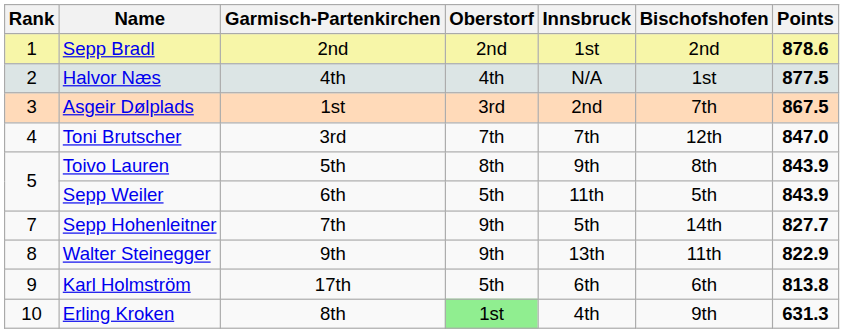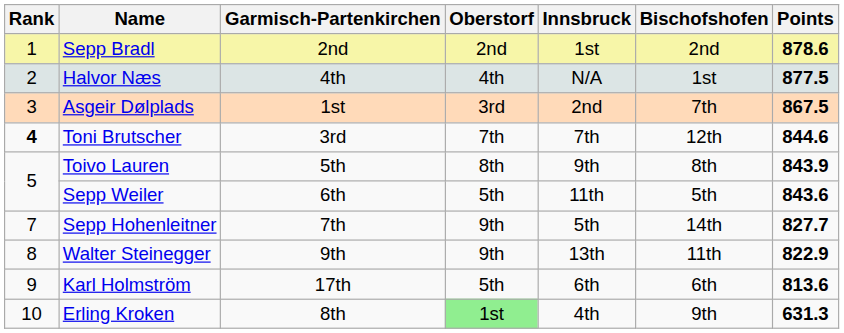(32, 136) normal -> (32, 136) bold
(805, 136) 847.0 -> (805, 136) 844.6
(805, 195) 843.9 -> (805, 195) 843.6
(805, 284) 813.8 -> (805, 284) 813.6
